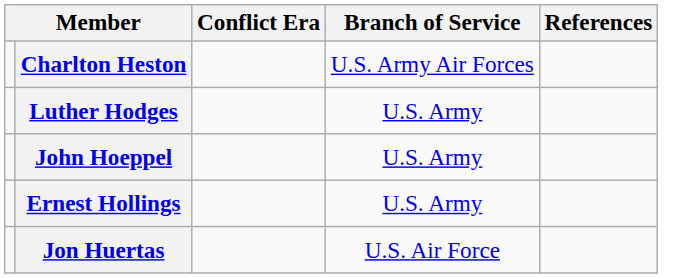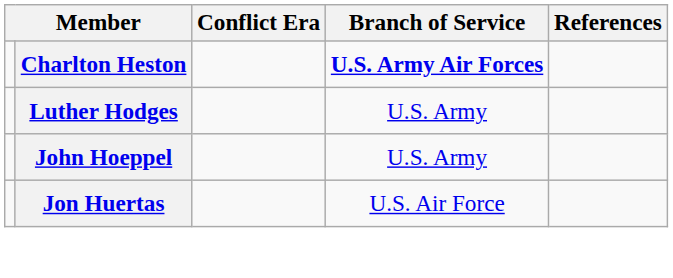(432, 64) normal -> (437, 64) bold
- row: (104, 203)
